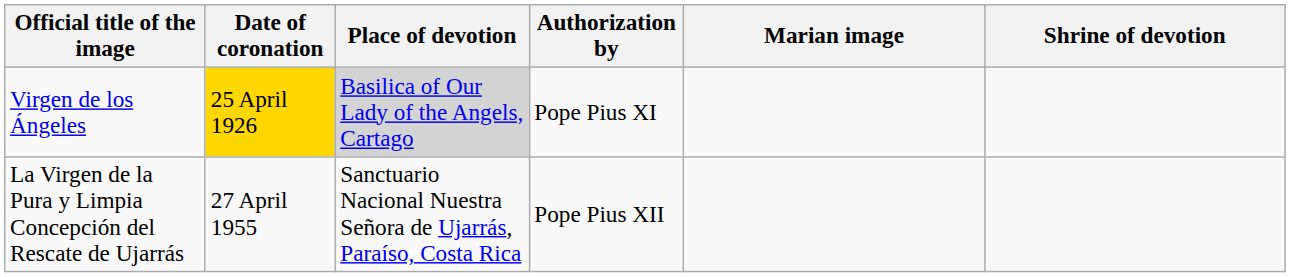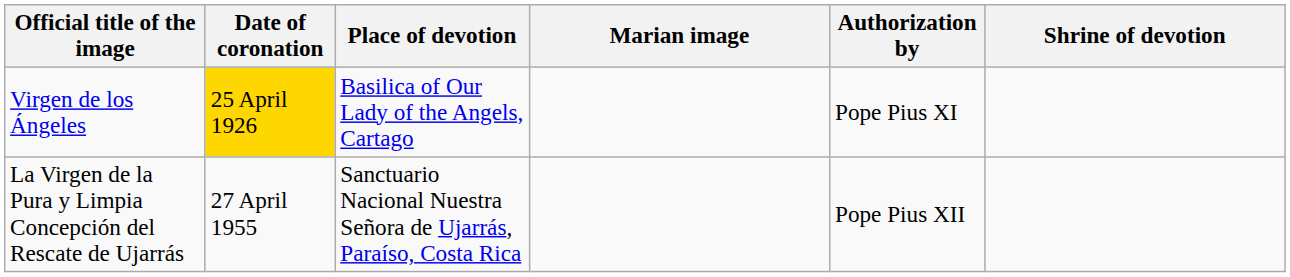columns swapped: (606, 35) <-> (834, 35)
(432, 111) lightgrey background -> (432, 111) no background
